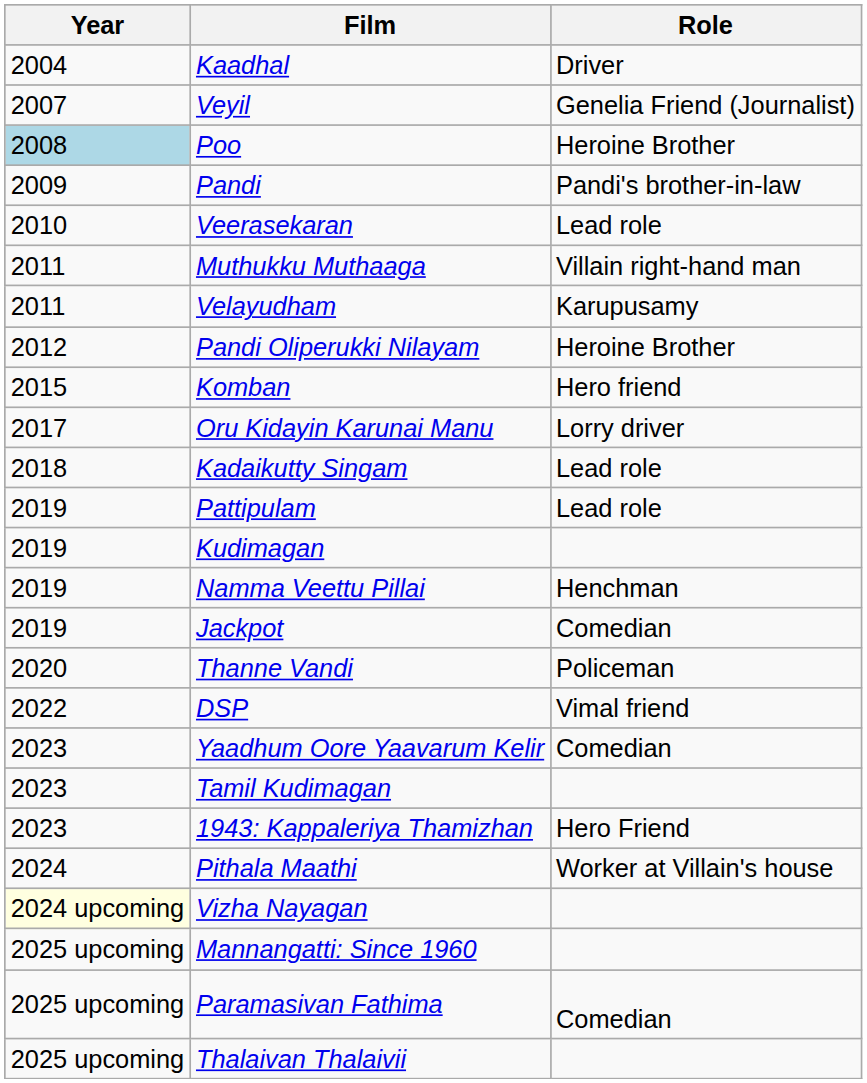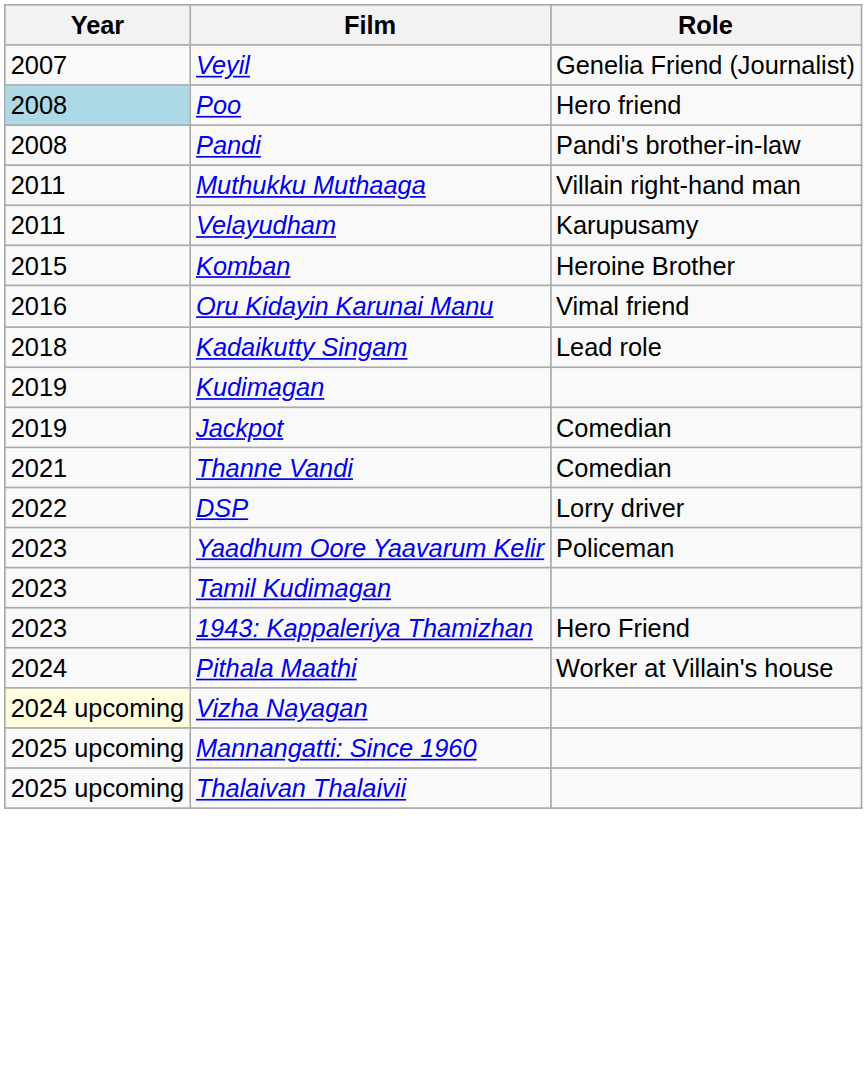- row: (243, 65)
(646, 146) Heroine Brother -> (619, 105) Hero friend
(39, 186) 2009 -> (39, 146) 2008
- row: (274, 226)
- row: (338, 347)
(619, 387) Hero friend -> (646, 266) Heroine Brother
(39, 427) 2017 -> (39, 306) 2016
(620, 427) Lorry driver -> (623, 306) Vimal friend
- row: (256, 507)
- row: (310, 588)
(39, 668) 2020 -> (39, 467) 2021
(615, 668) Policeman -> (614, 467) Comedian
(623, 708) Vimal friend -> (620, 507) Lorry driver
(614, 748) Comedian -> (615, 548) Policeman
- row: (319, 1004)
